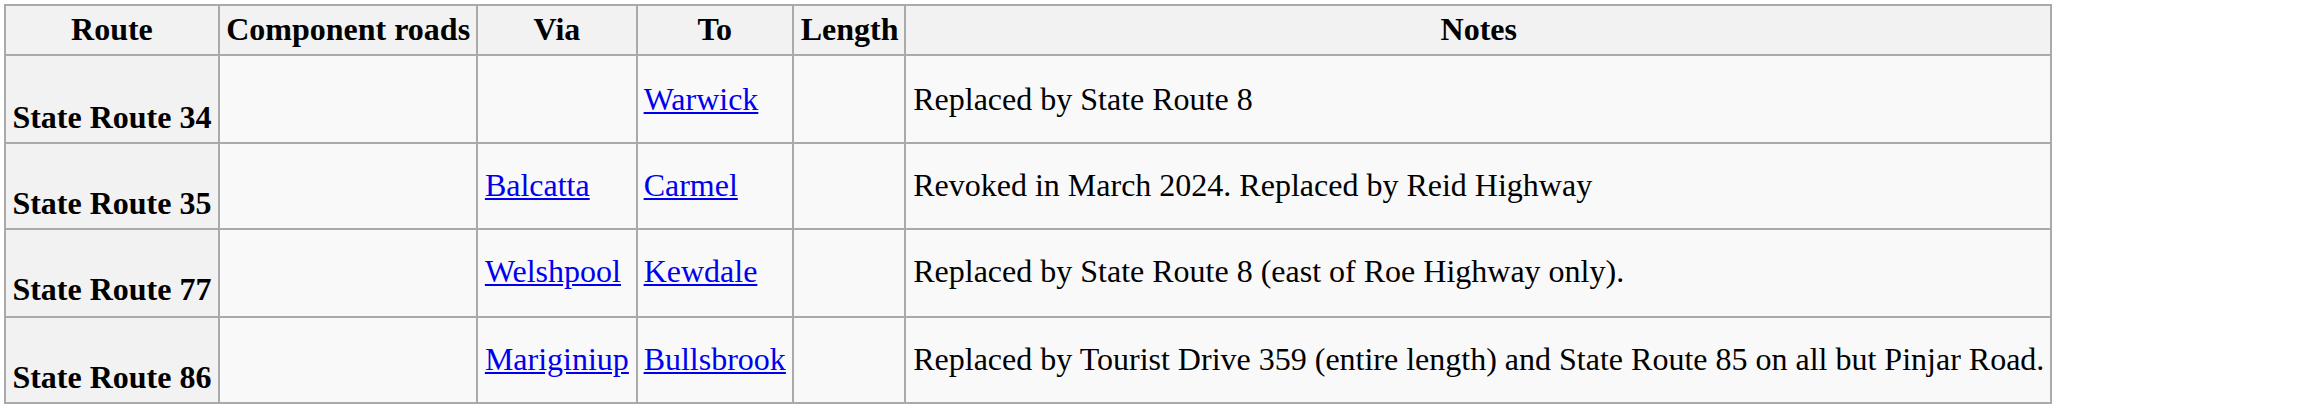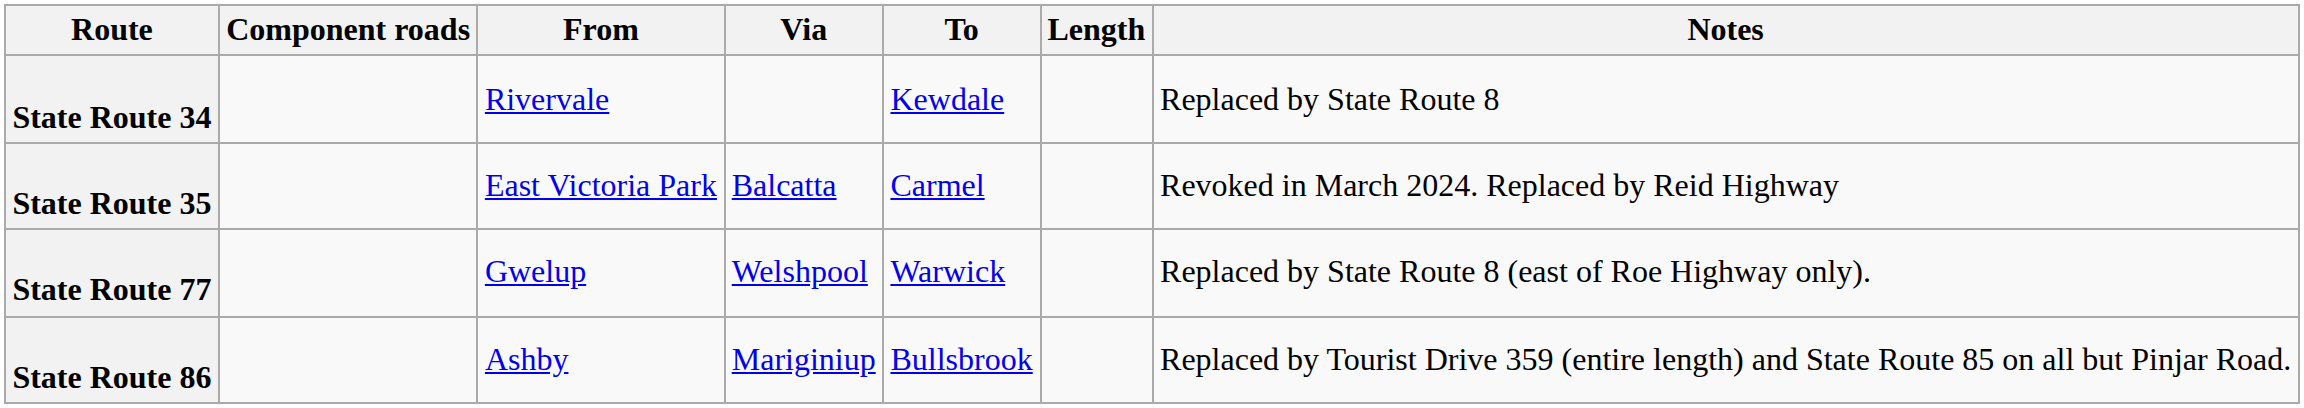+ column: (601, 29)
(701, 98) Warwick -> (947, 98) Kewdale
(700, 272) Kewdale -> (948, 272) Warwick
